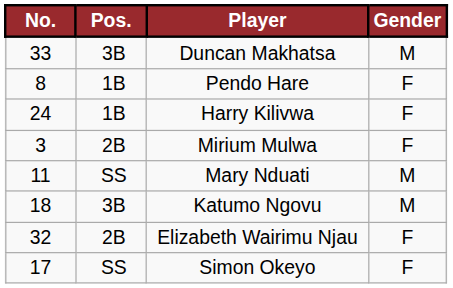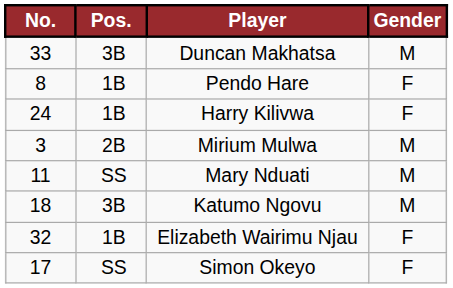(407, 145) F -> (407, 145) M
(111, 237) 2B -> (111, 237) 1B
